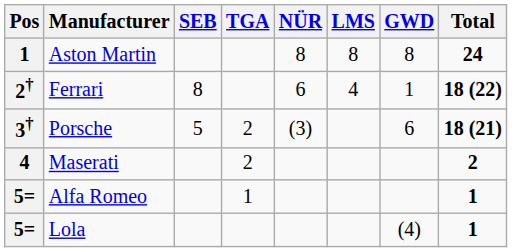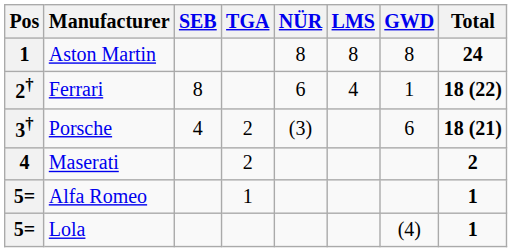(198, 128) 5 -> (198, 128) 4
